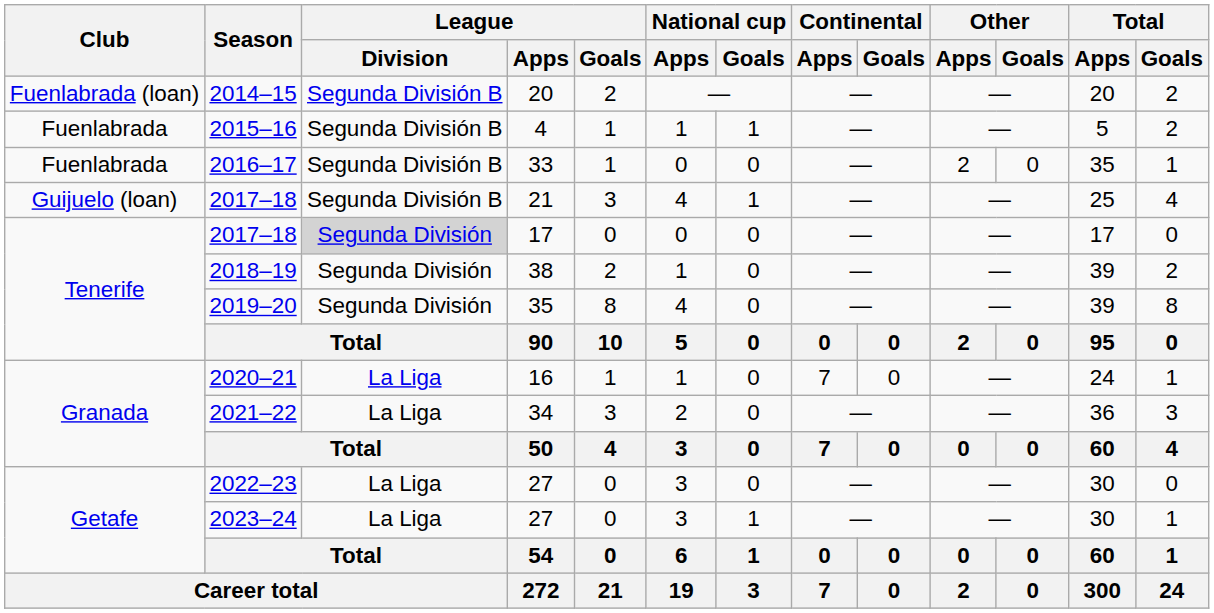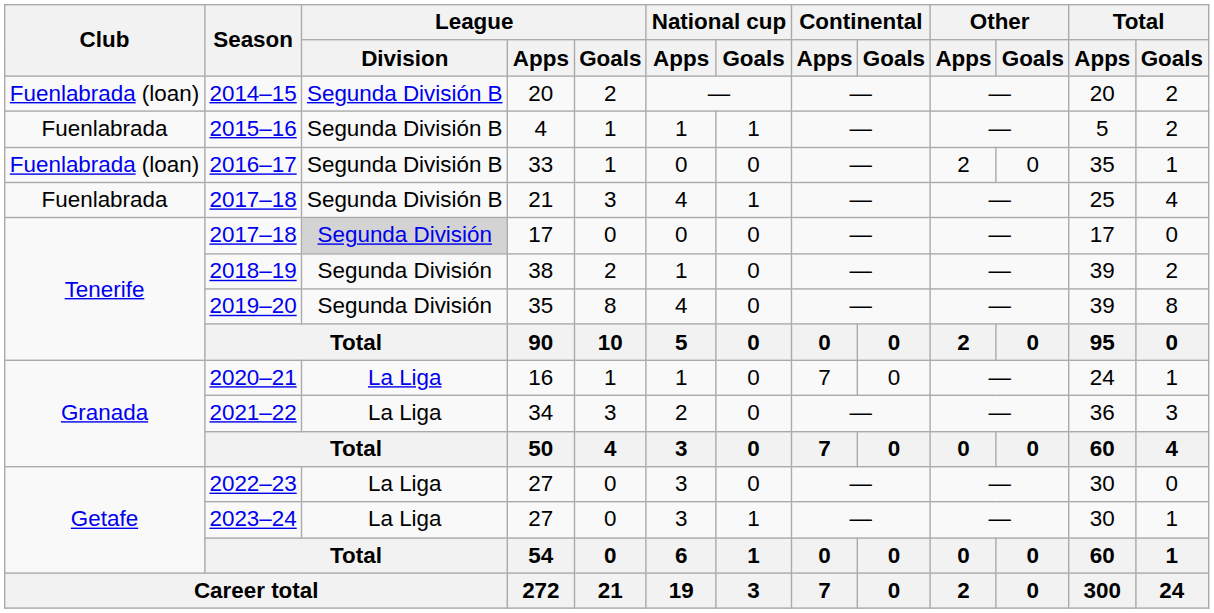(104, 164) Fuenlabrada -> (105, 164) Fuenlabrada (loan)
(104, 199) Guijuelo (loan) -> (104, 199) Fuenlabrada
